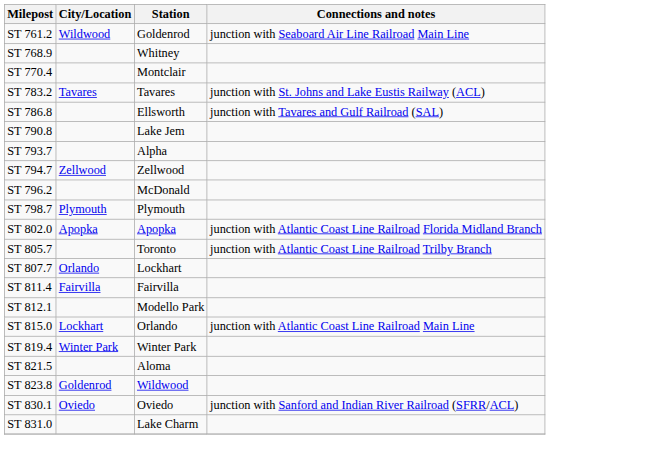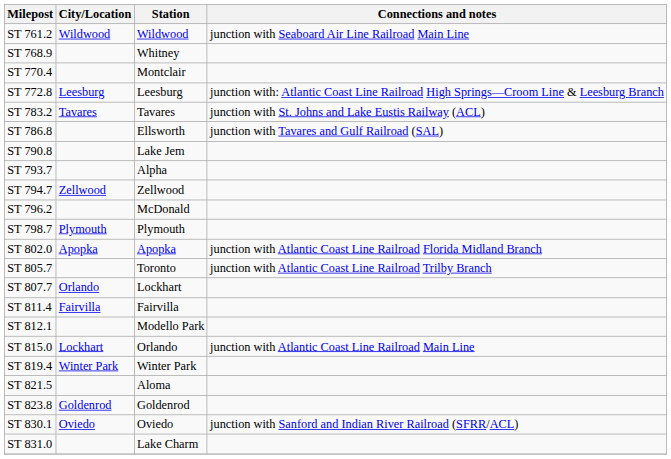(163, 33) Goldenrod -> (163, 33) Wildwood
+ row: (30, 92)
(163, 385) Wildwood -> (163, 405) Goldenrod
